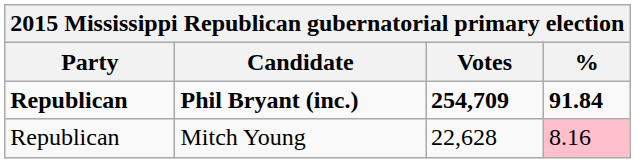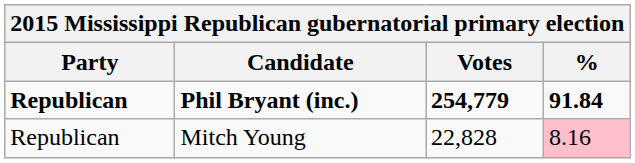(470, 99) 254,709 -> (470, 99) 254,779
(464, 137) 22,628 -> (464, 137) 22,828
